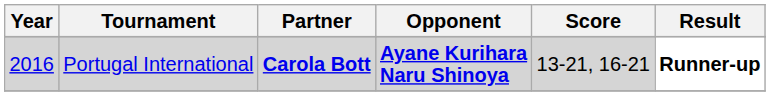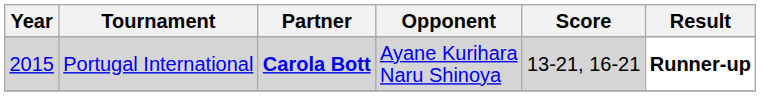(32, 64) 2016 -> (32, 64) 2015
(454, 64) bold -> (449, 64) normal
